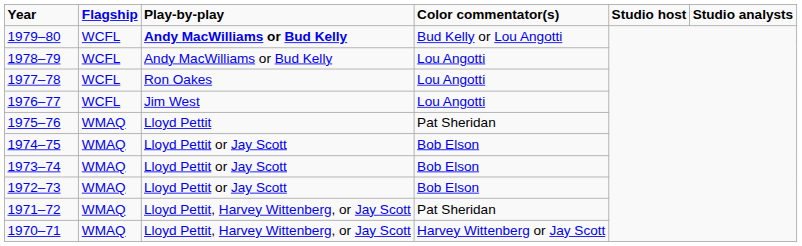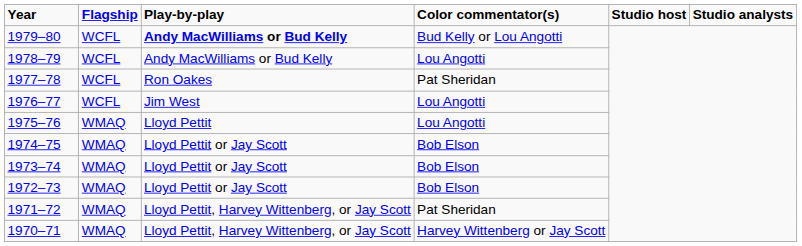(451, 79) Lou Angotti -> (456, 79) Pat Sheridan
(456, 123) Pat Sheridan -> (451, 123) Lou Angotti
